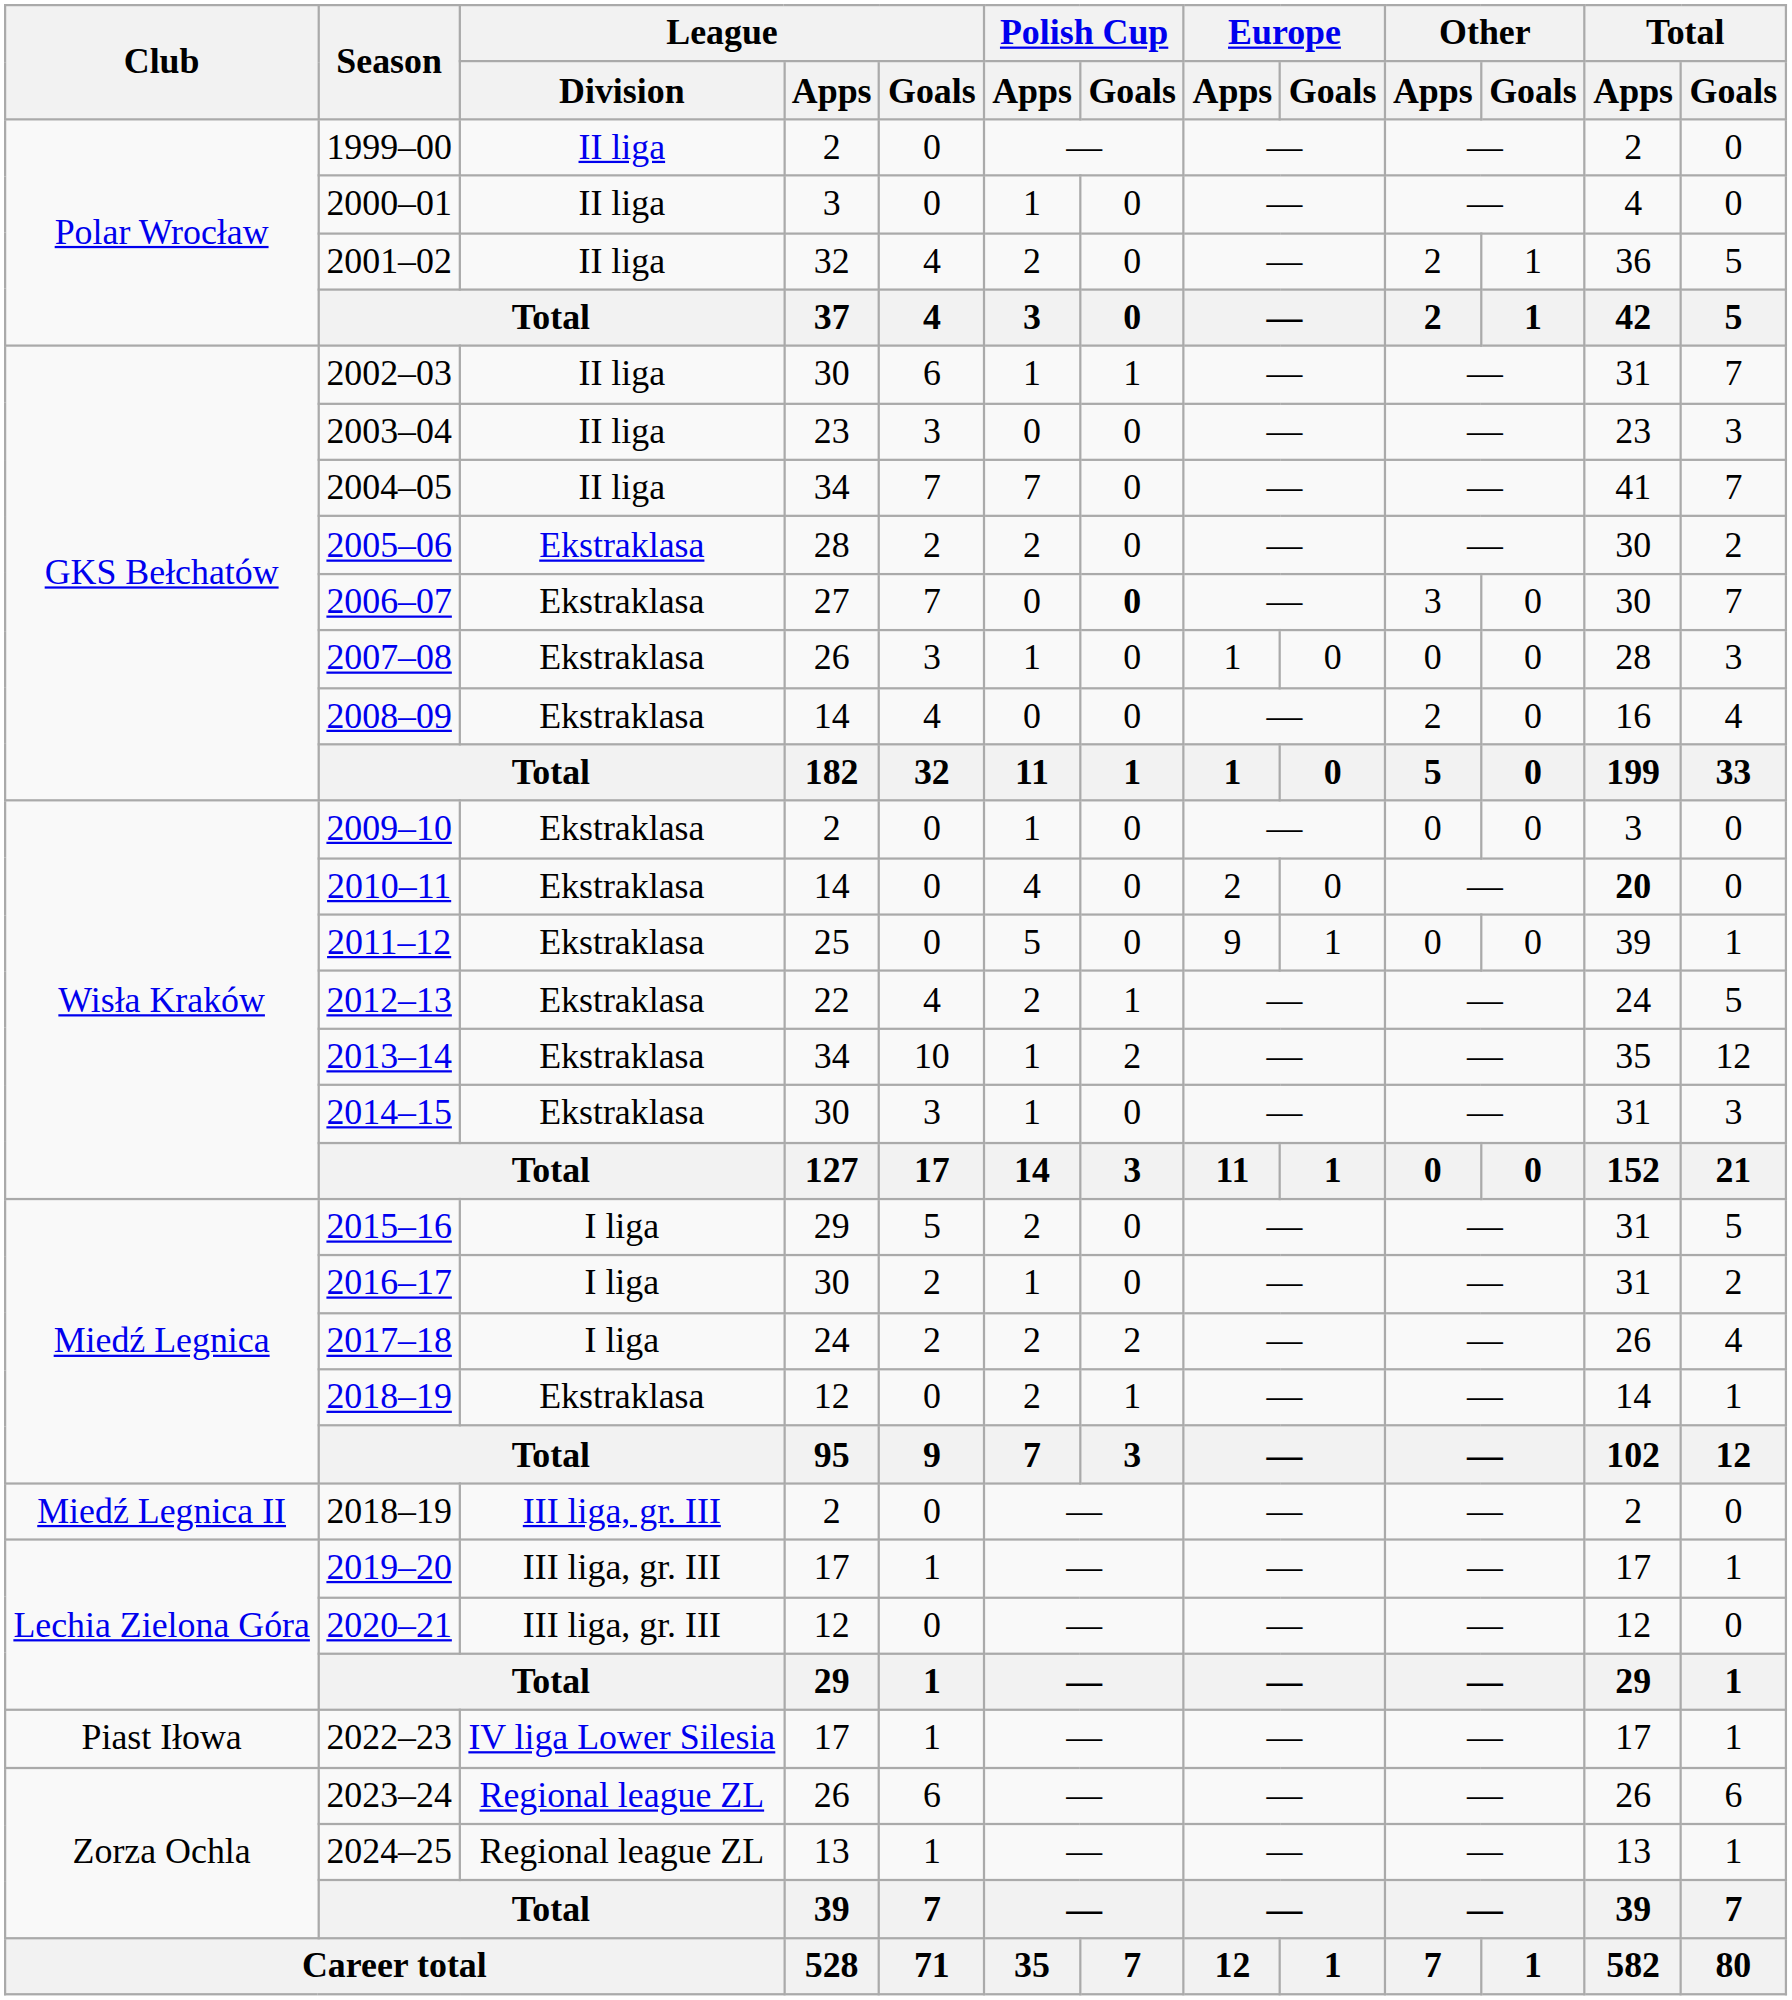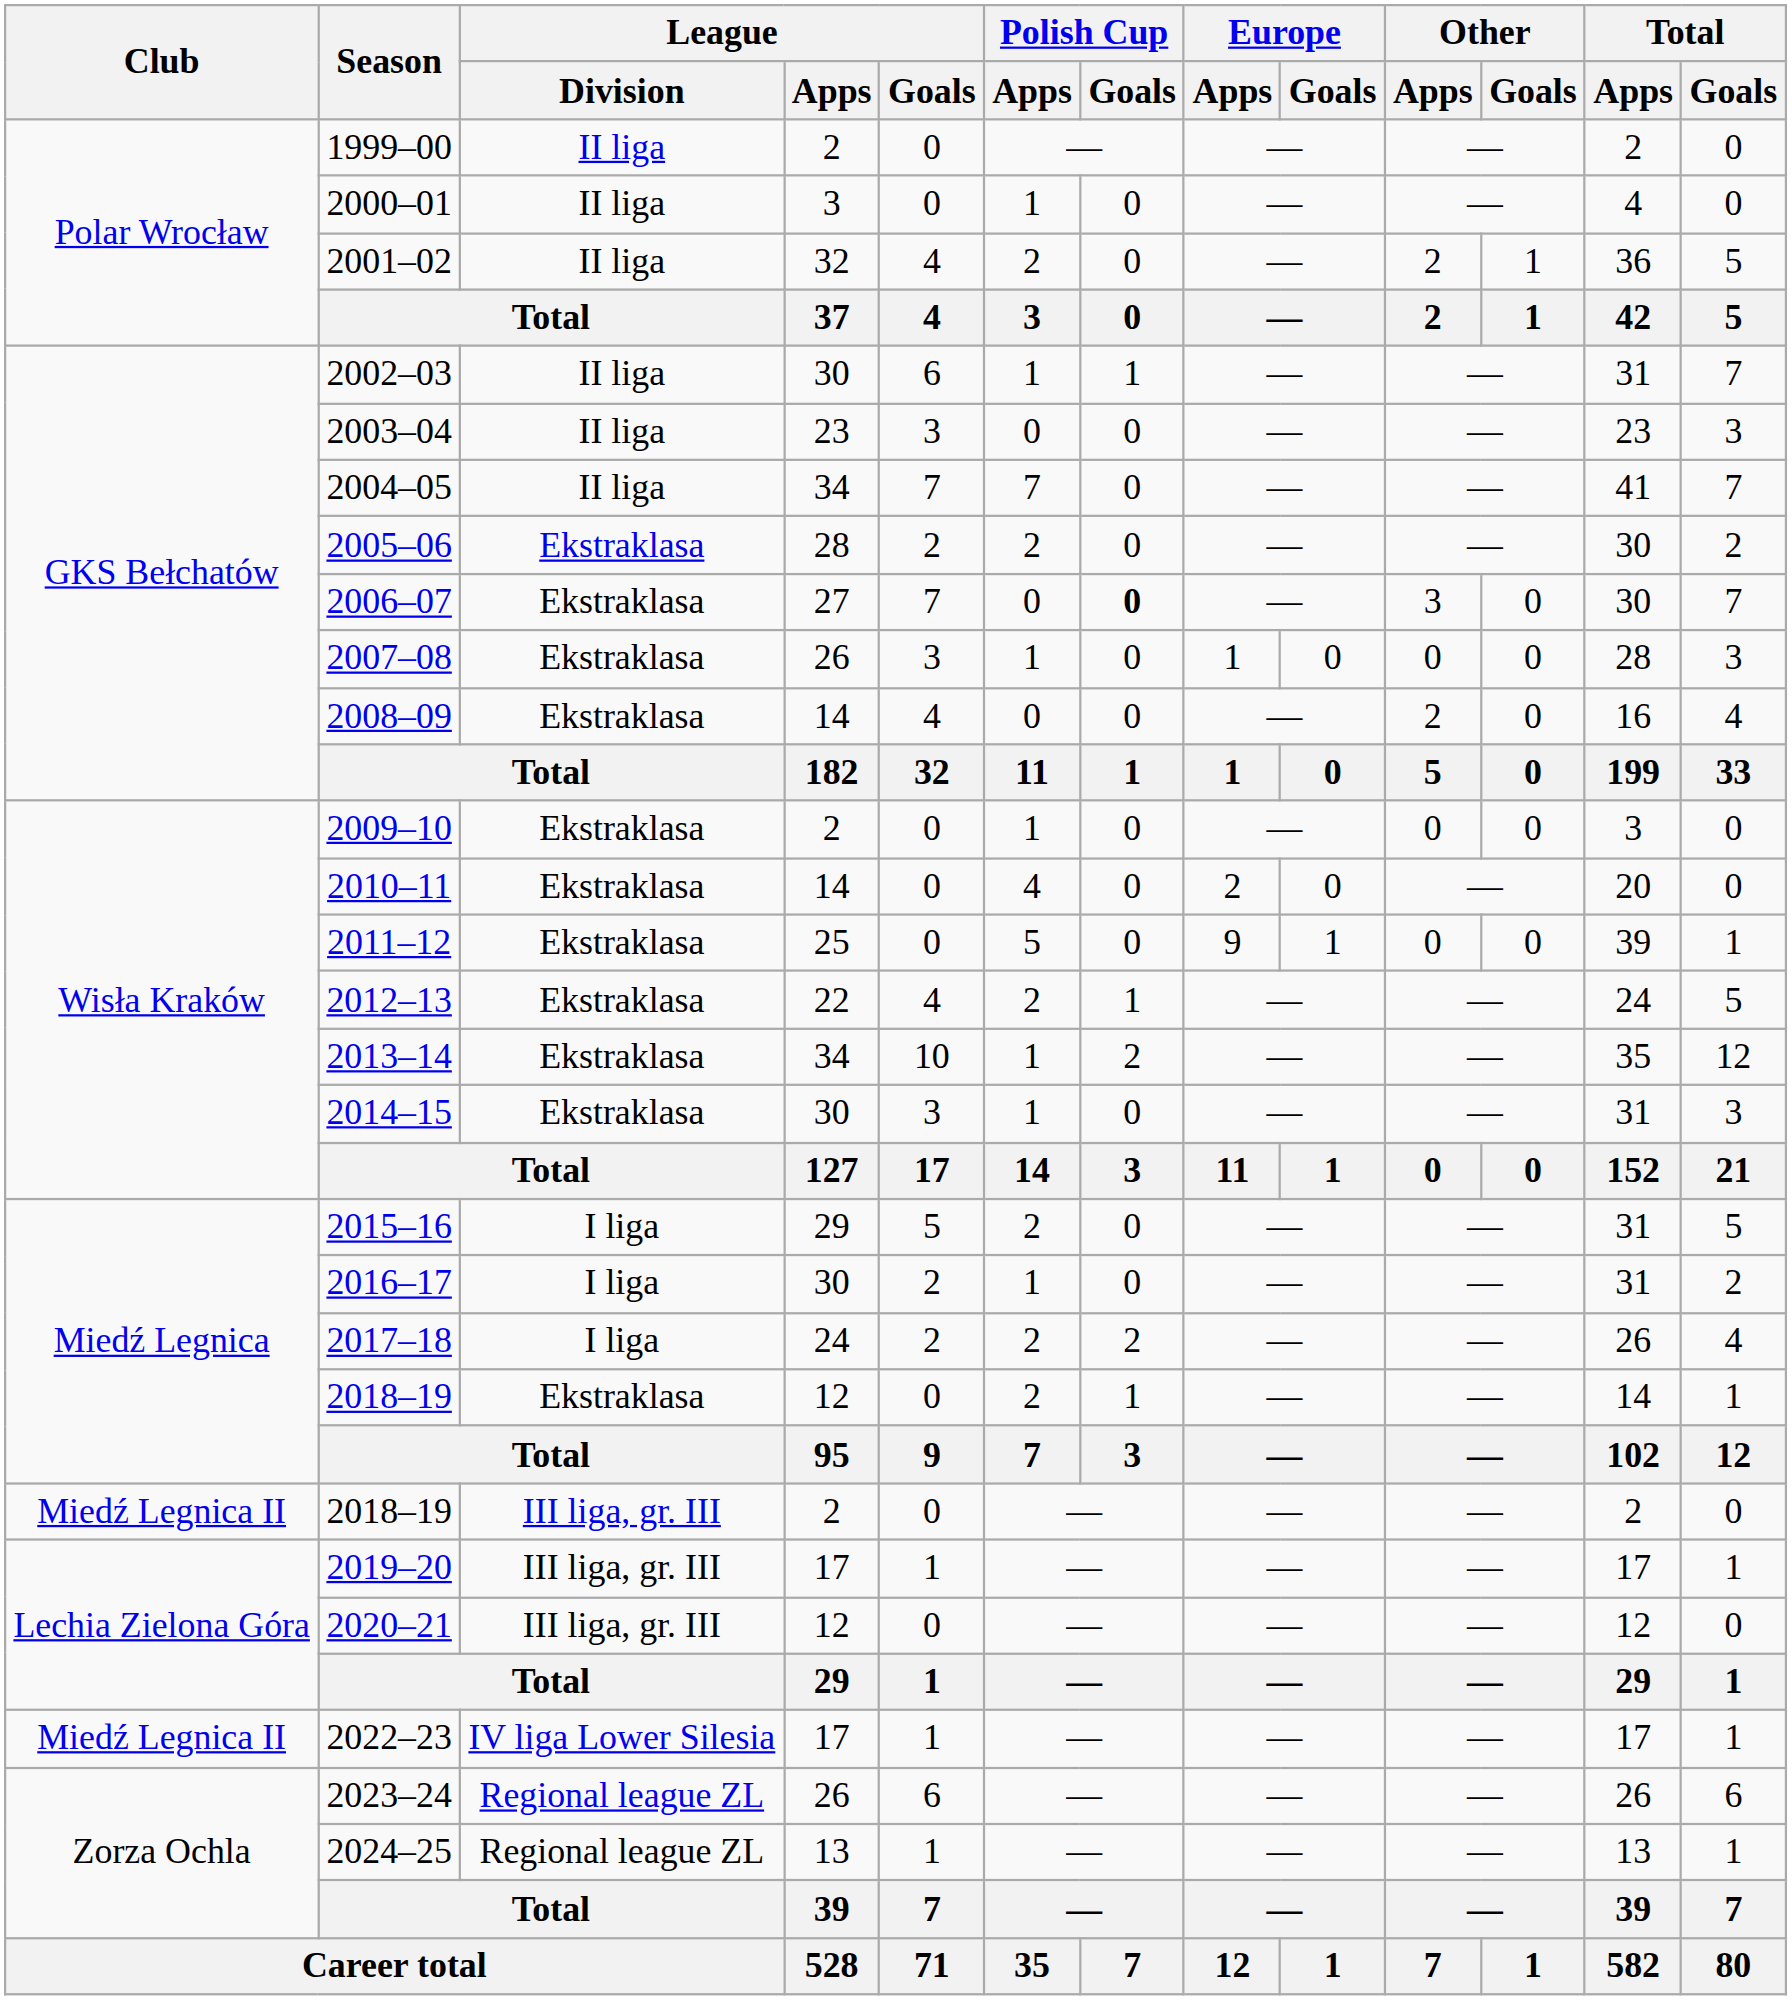(1633, 885) bold -> (1633, 885) normal
(162, 1738) Piast Iłowa -> (162, 1738) Miedź Legnica II
